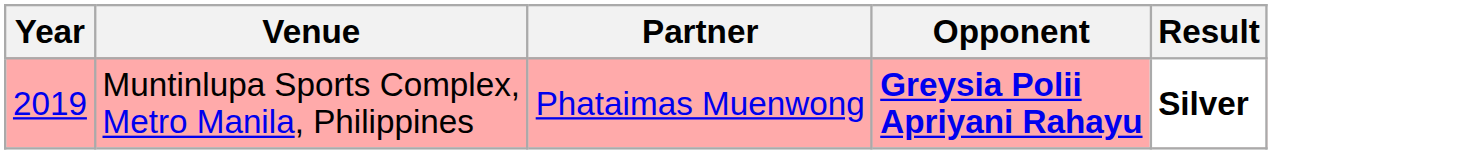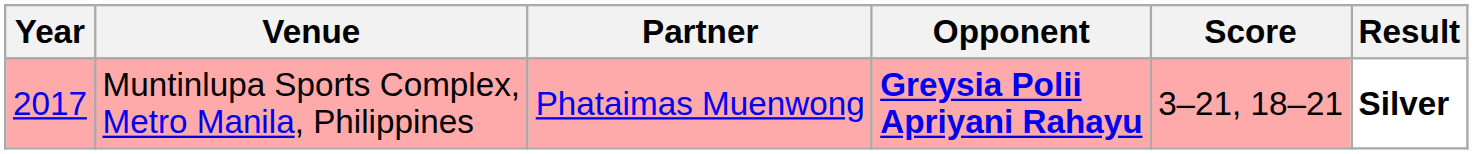+ column: (1251, 32)
(50, 103) 2019 -> (50, 103) 2017
